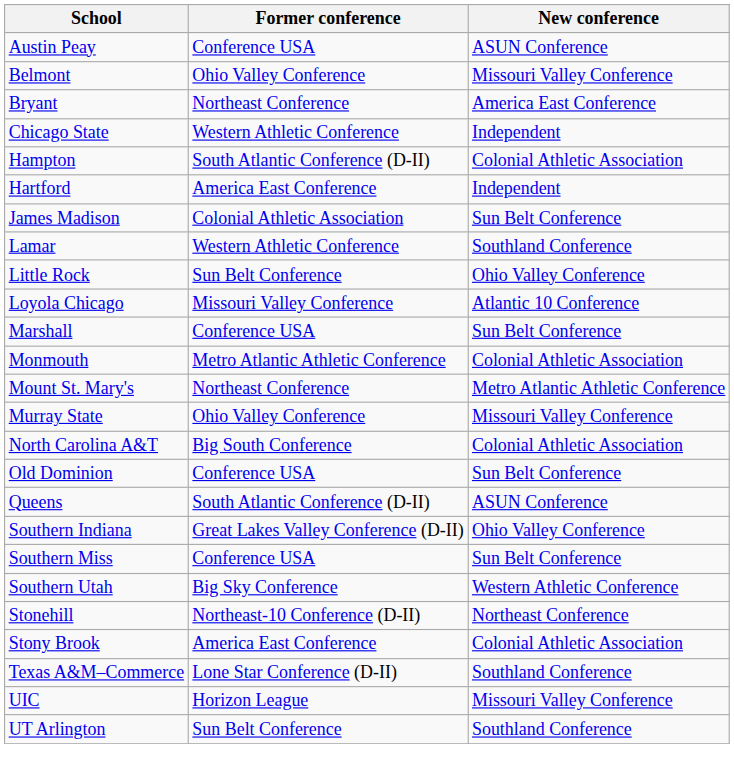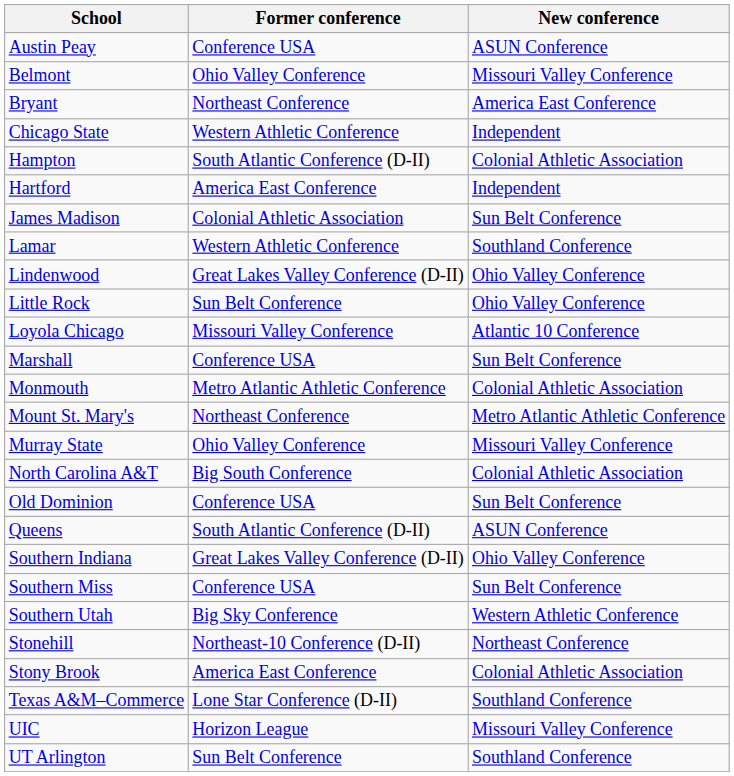+ row: (54, 274)
